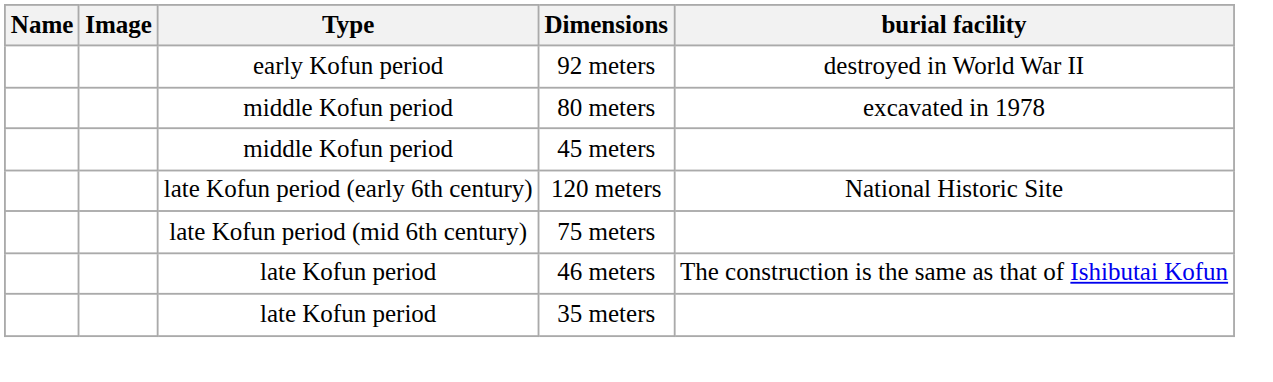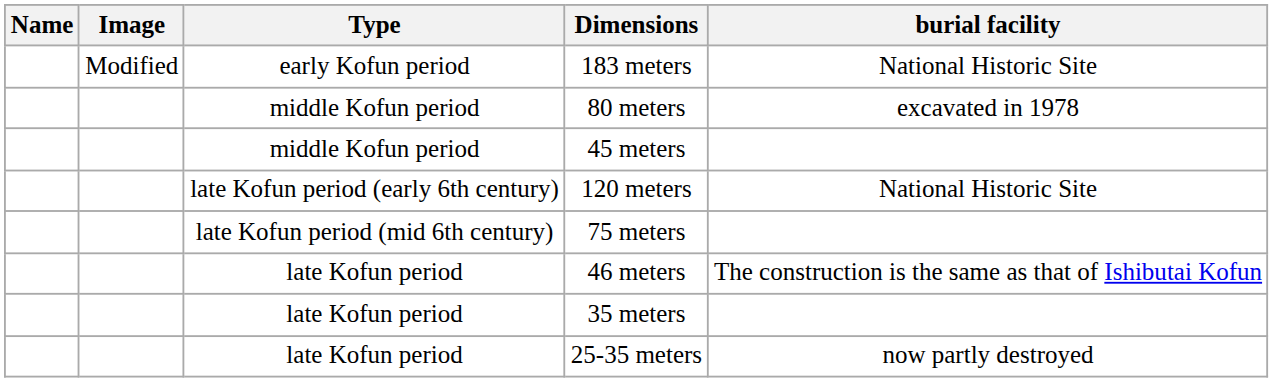+ row: (636, 66)
- row: (606, 66)
+ row: (636, 355)
